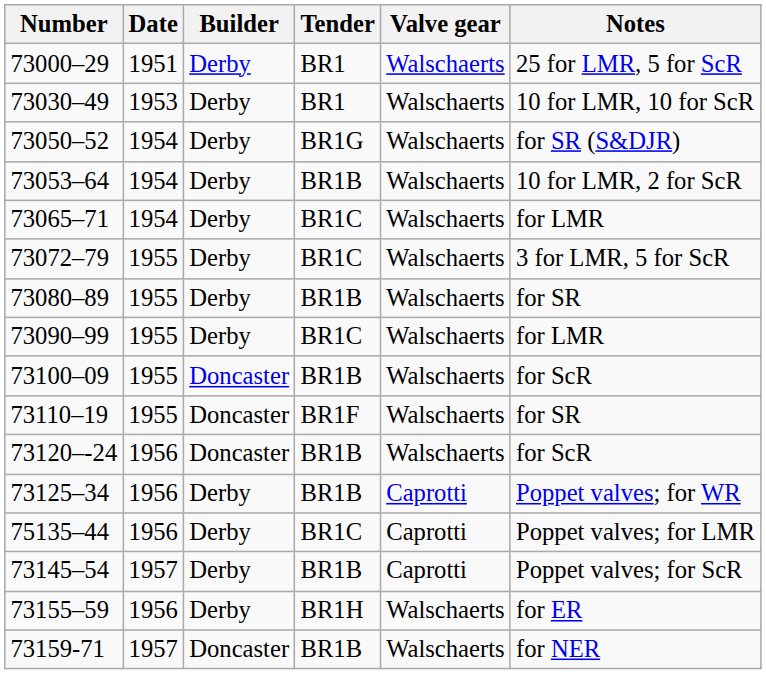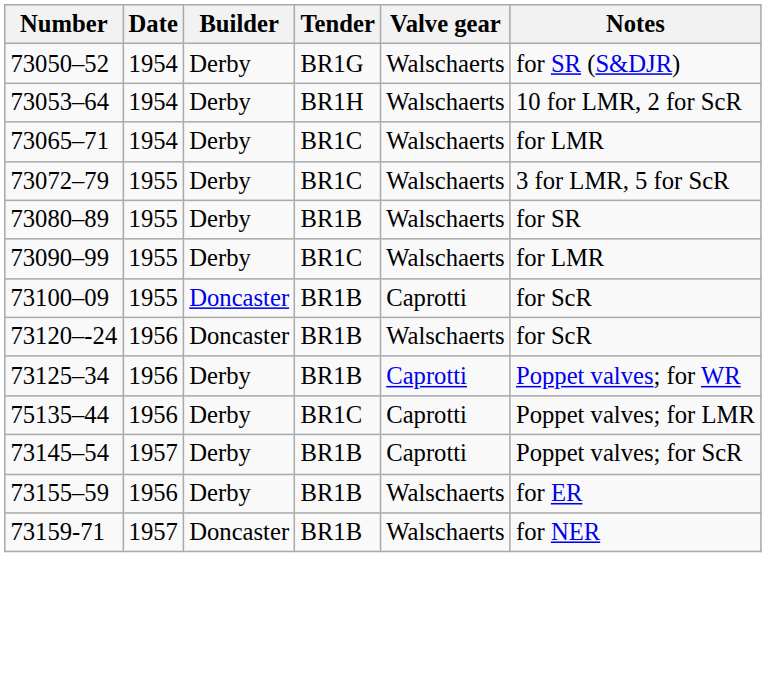- row: (60, 63)
- row: (60, 102)
(331, 180) BR1B -> (332, 102) BR1H
(445, 375) Walschaerts -> (427, 297) Caprotti
- row: (59, 414)
(332, 610) BR1H -> (331, 492) BR1B
